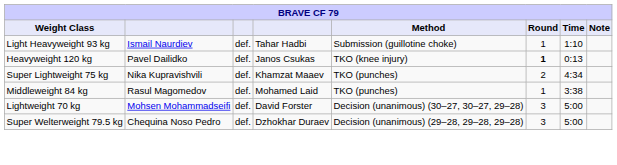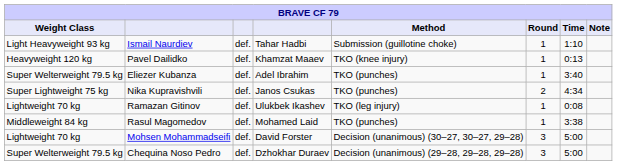(285, 59) Janos Csukas -> (289, 59) Khamzat Maaev
(543, 59) bold -> (543, 59) normal
+ row: (162, 74)
(289, 74) Khamzat Maaev -> (285, 90) Janos Csukas
+ row: (164, 106)
